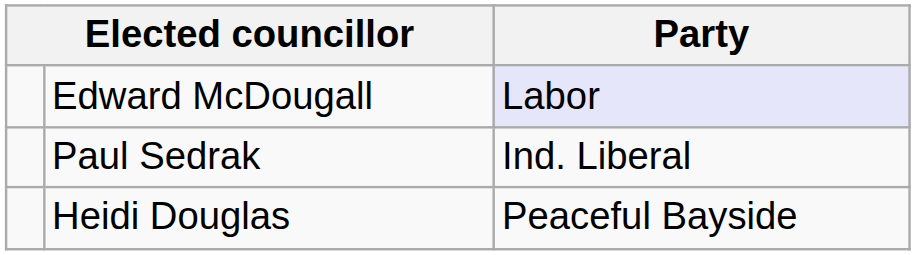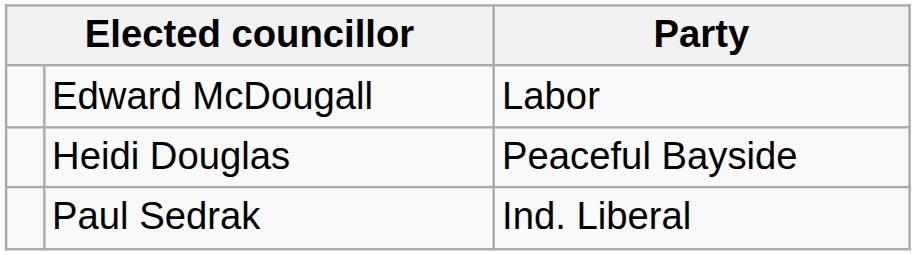(551, 95) lavender background -> (551, 95) no background
rows swapped: (171, 217) <-> (156, 156)
